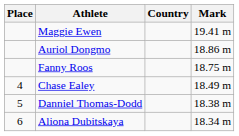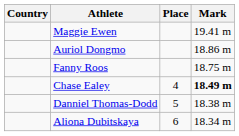columns swapped: (20, 13) <-> (168, 13)
(212, 85) normal -> (213, 85) bold
